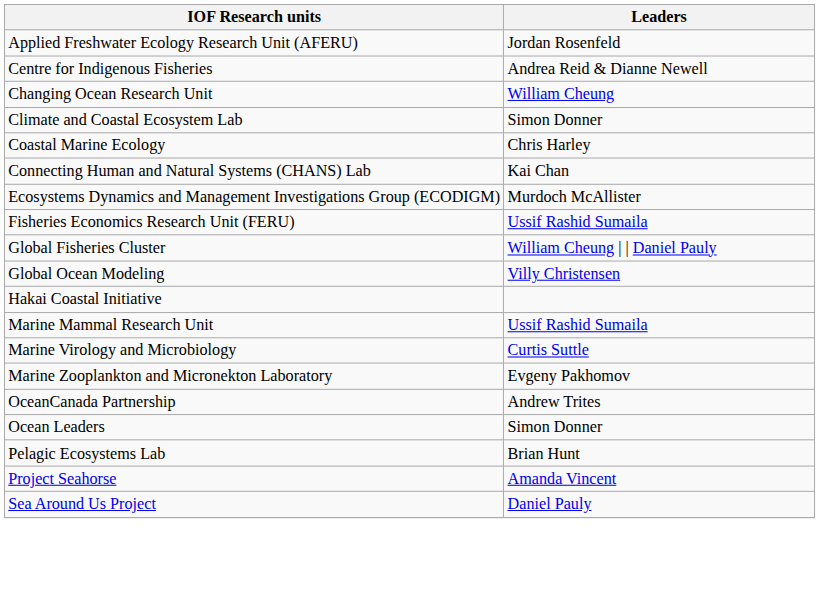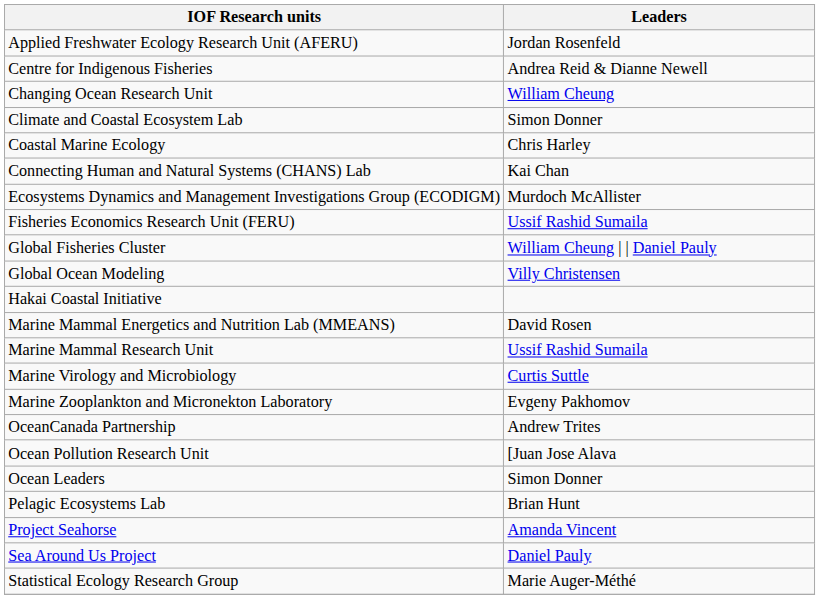+ row: (202, 324)
+ row: (109, 453)
+ row: (123, 581)
